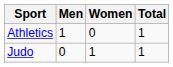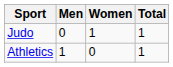rows swapped: (30, 33) <-> (20, 52)
